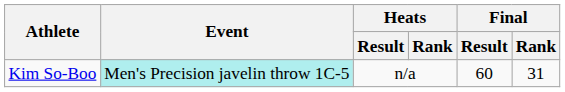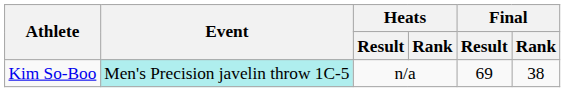(484, 73) 60 -> (484, 73) 69
(536, 73) 31 -> (536, 73) 38
